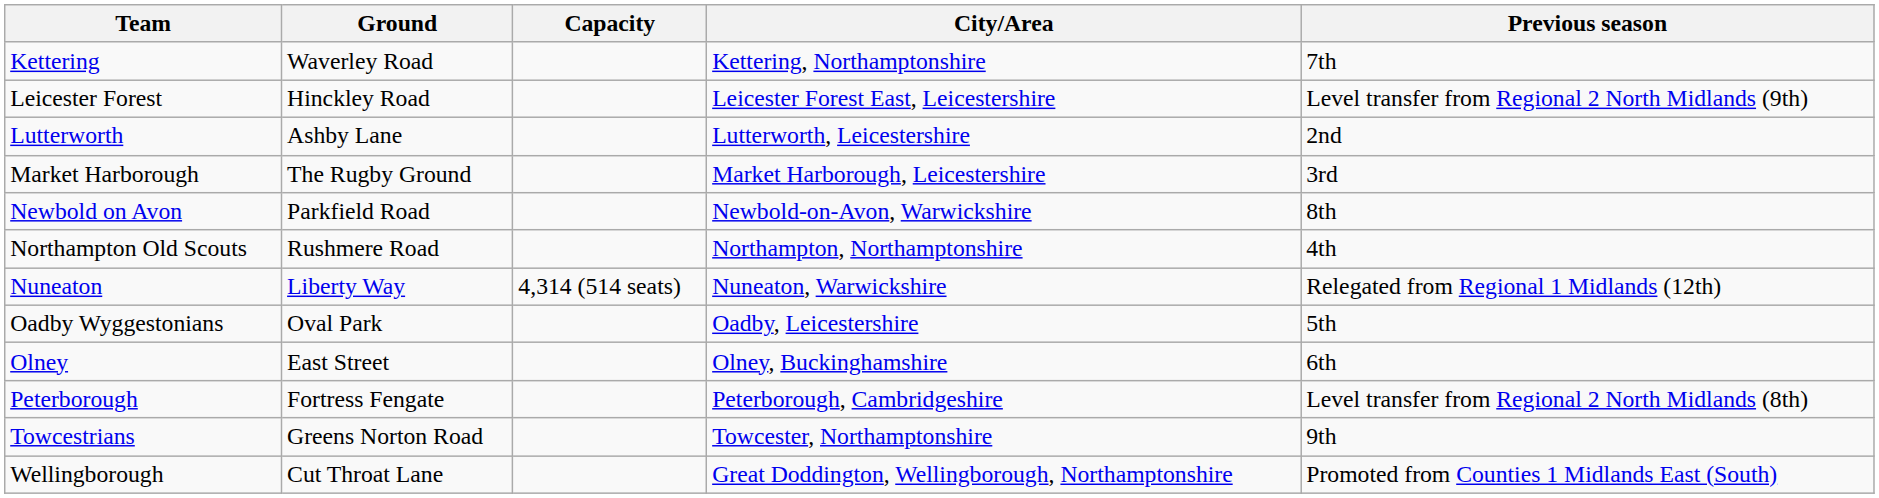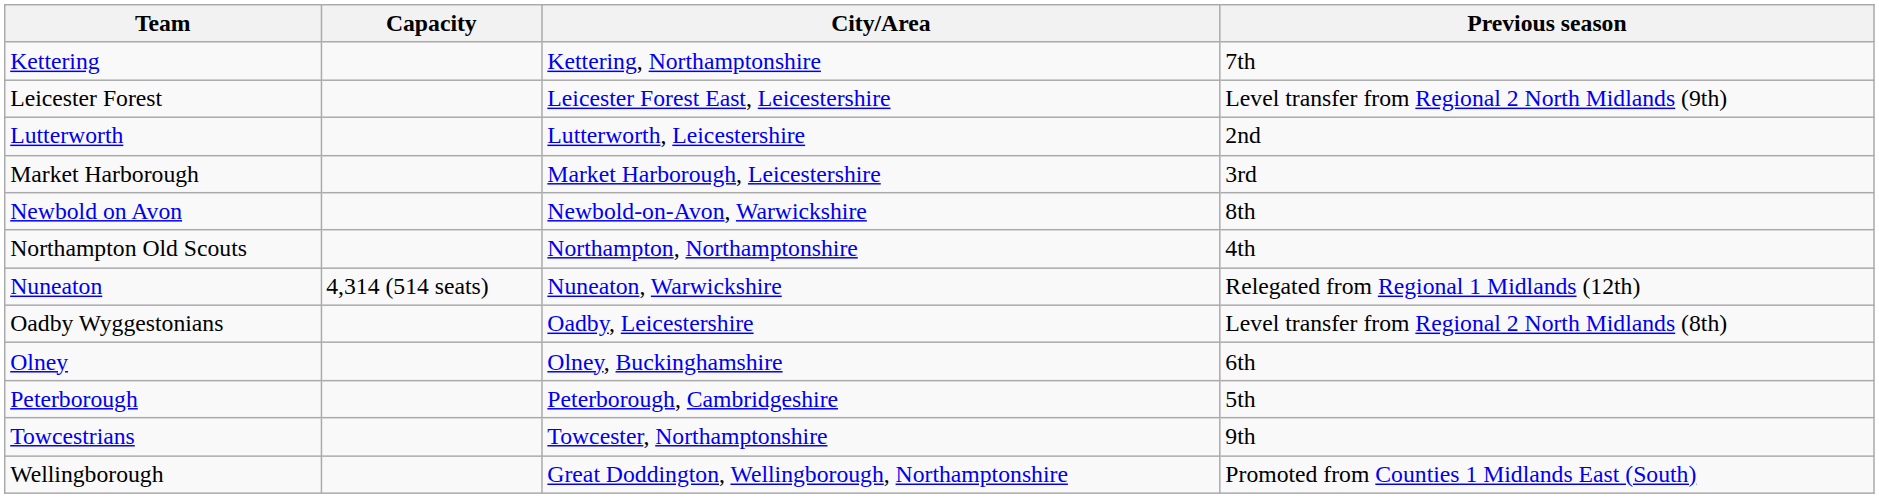- column: (397, 23)
(1321, 323) 5th -> (1476, 323) Level transfer from Regional 2 North Midlands (8th)
(1557, 398) Level transfer from Regional 2 North Midlands (8th) -> (1240, 398) 5th
